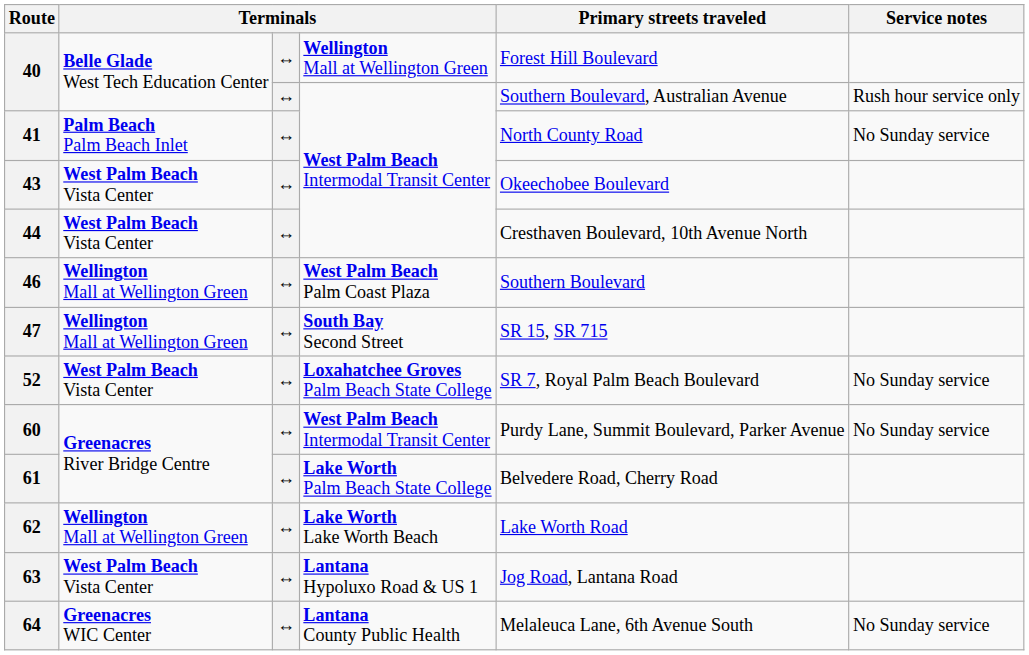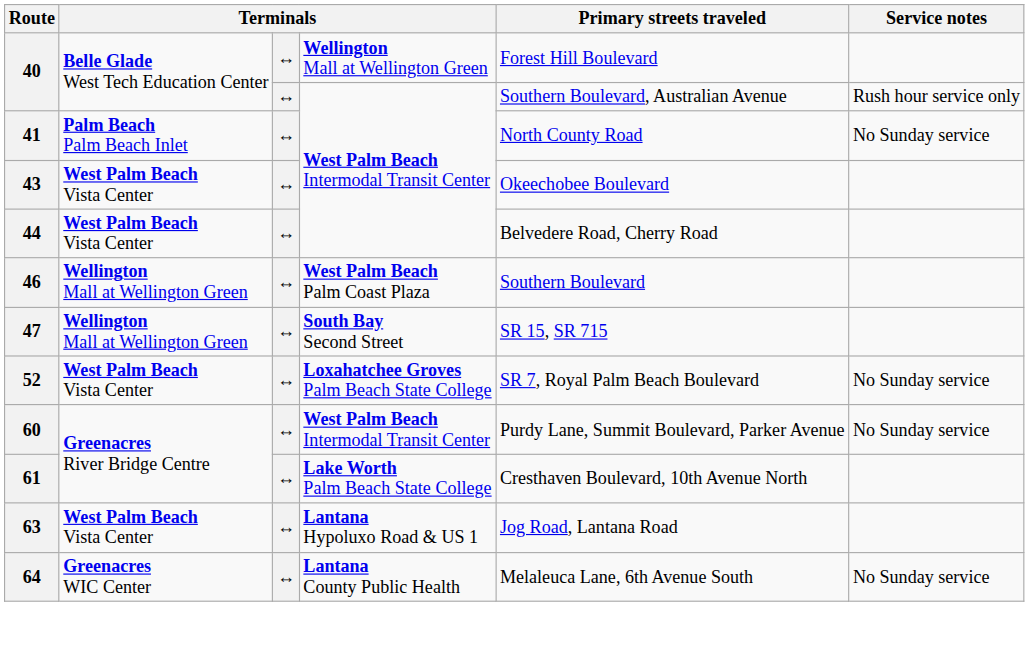(654, 233) Cresthaven Boulevard, 10th Avenue North -> (609, 233) Belvedere Road, Cherry Road
(609, 478) Belvedere Road, Cherry Road -> (654, 478) Cresthaven Boulevard, 10th Avenue North
- row: (32, 527)
